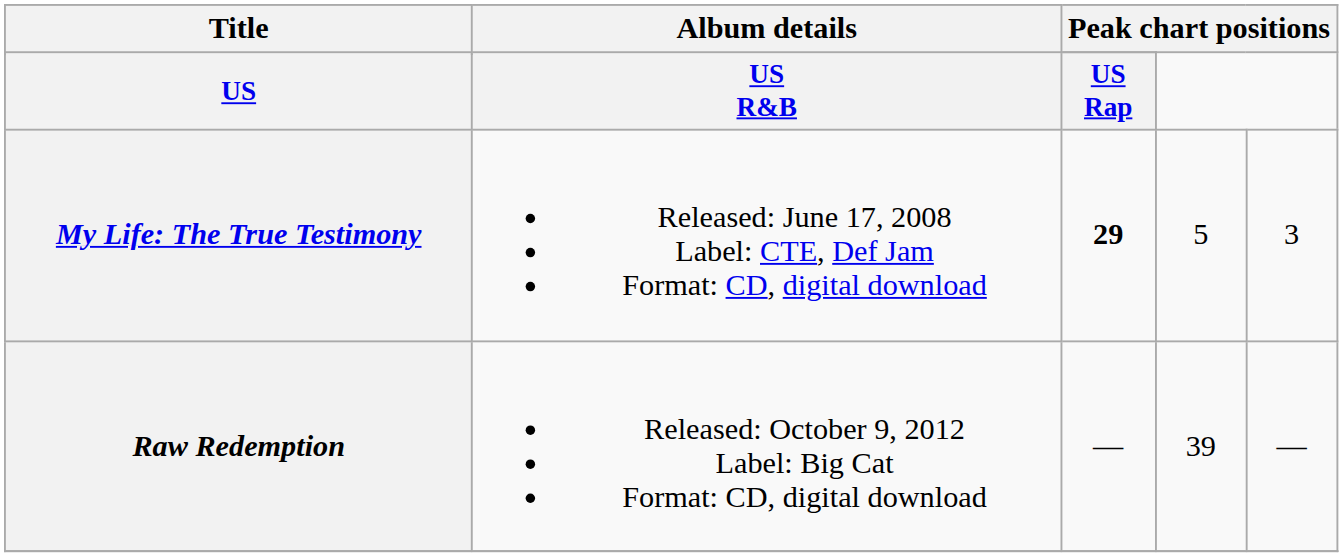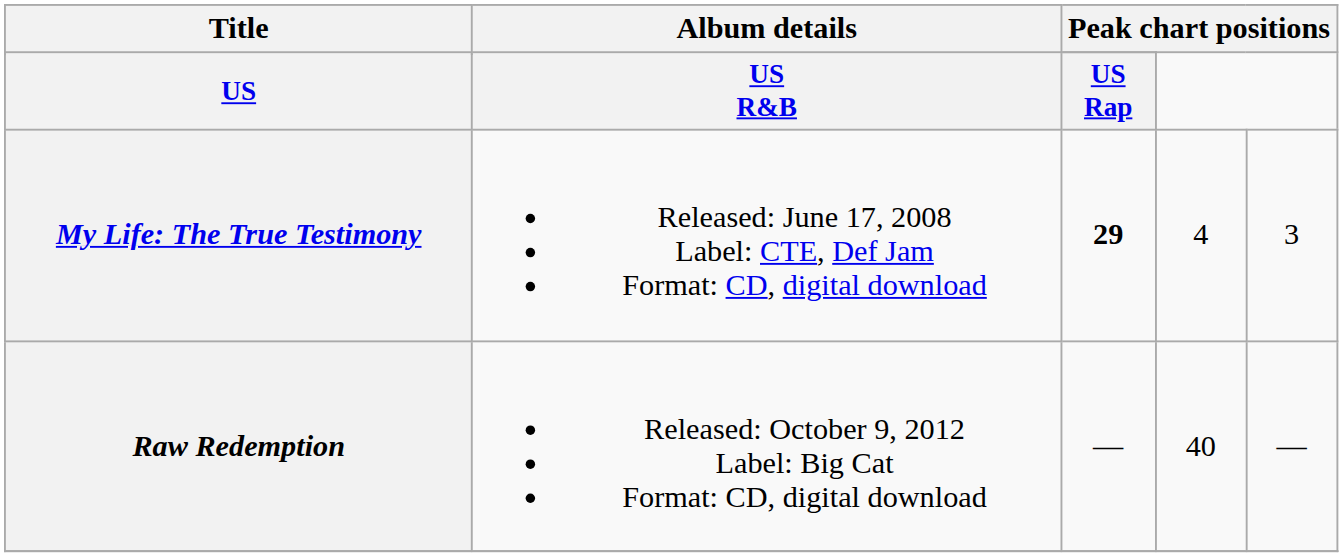(1201, 234) 5 -> (1201, 234) 4
(1201, 445) 39 -> (1201, 445) 40
